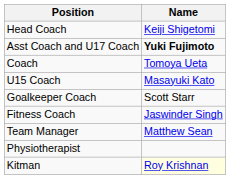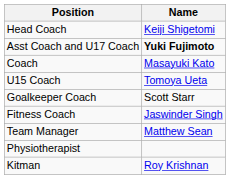(176, 64) Tomoya Ueta -> (179, 64) Masayuki Kato
(179, 81) Masayuki Kato -> (176, 81) Tomoya Ueta
(176, 166) lightyellow background -> (176, 166) no background
